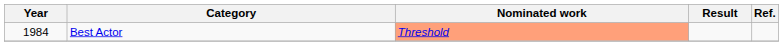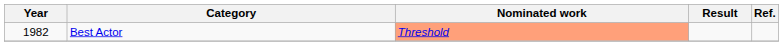(36, 31) 1984 -> (36, 31) 1982
